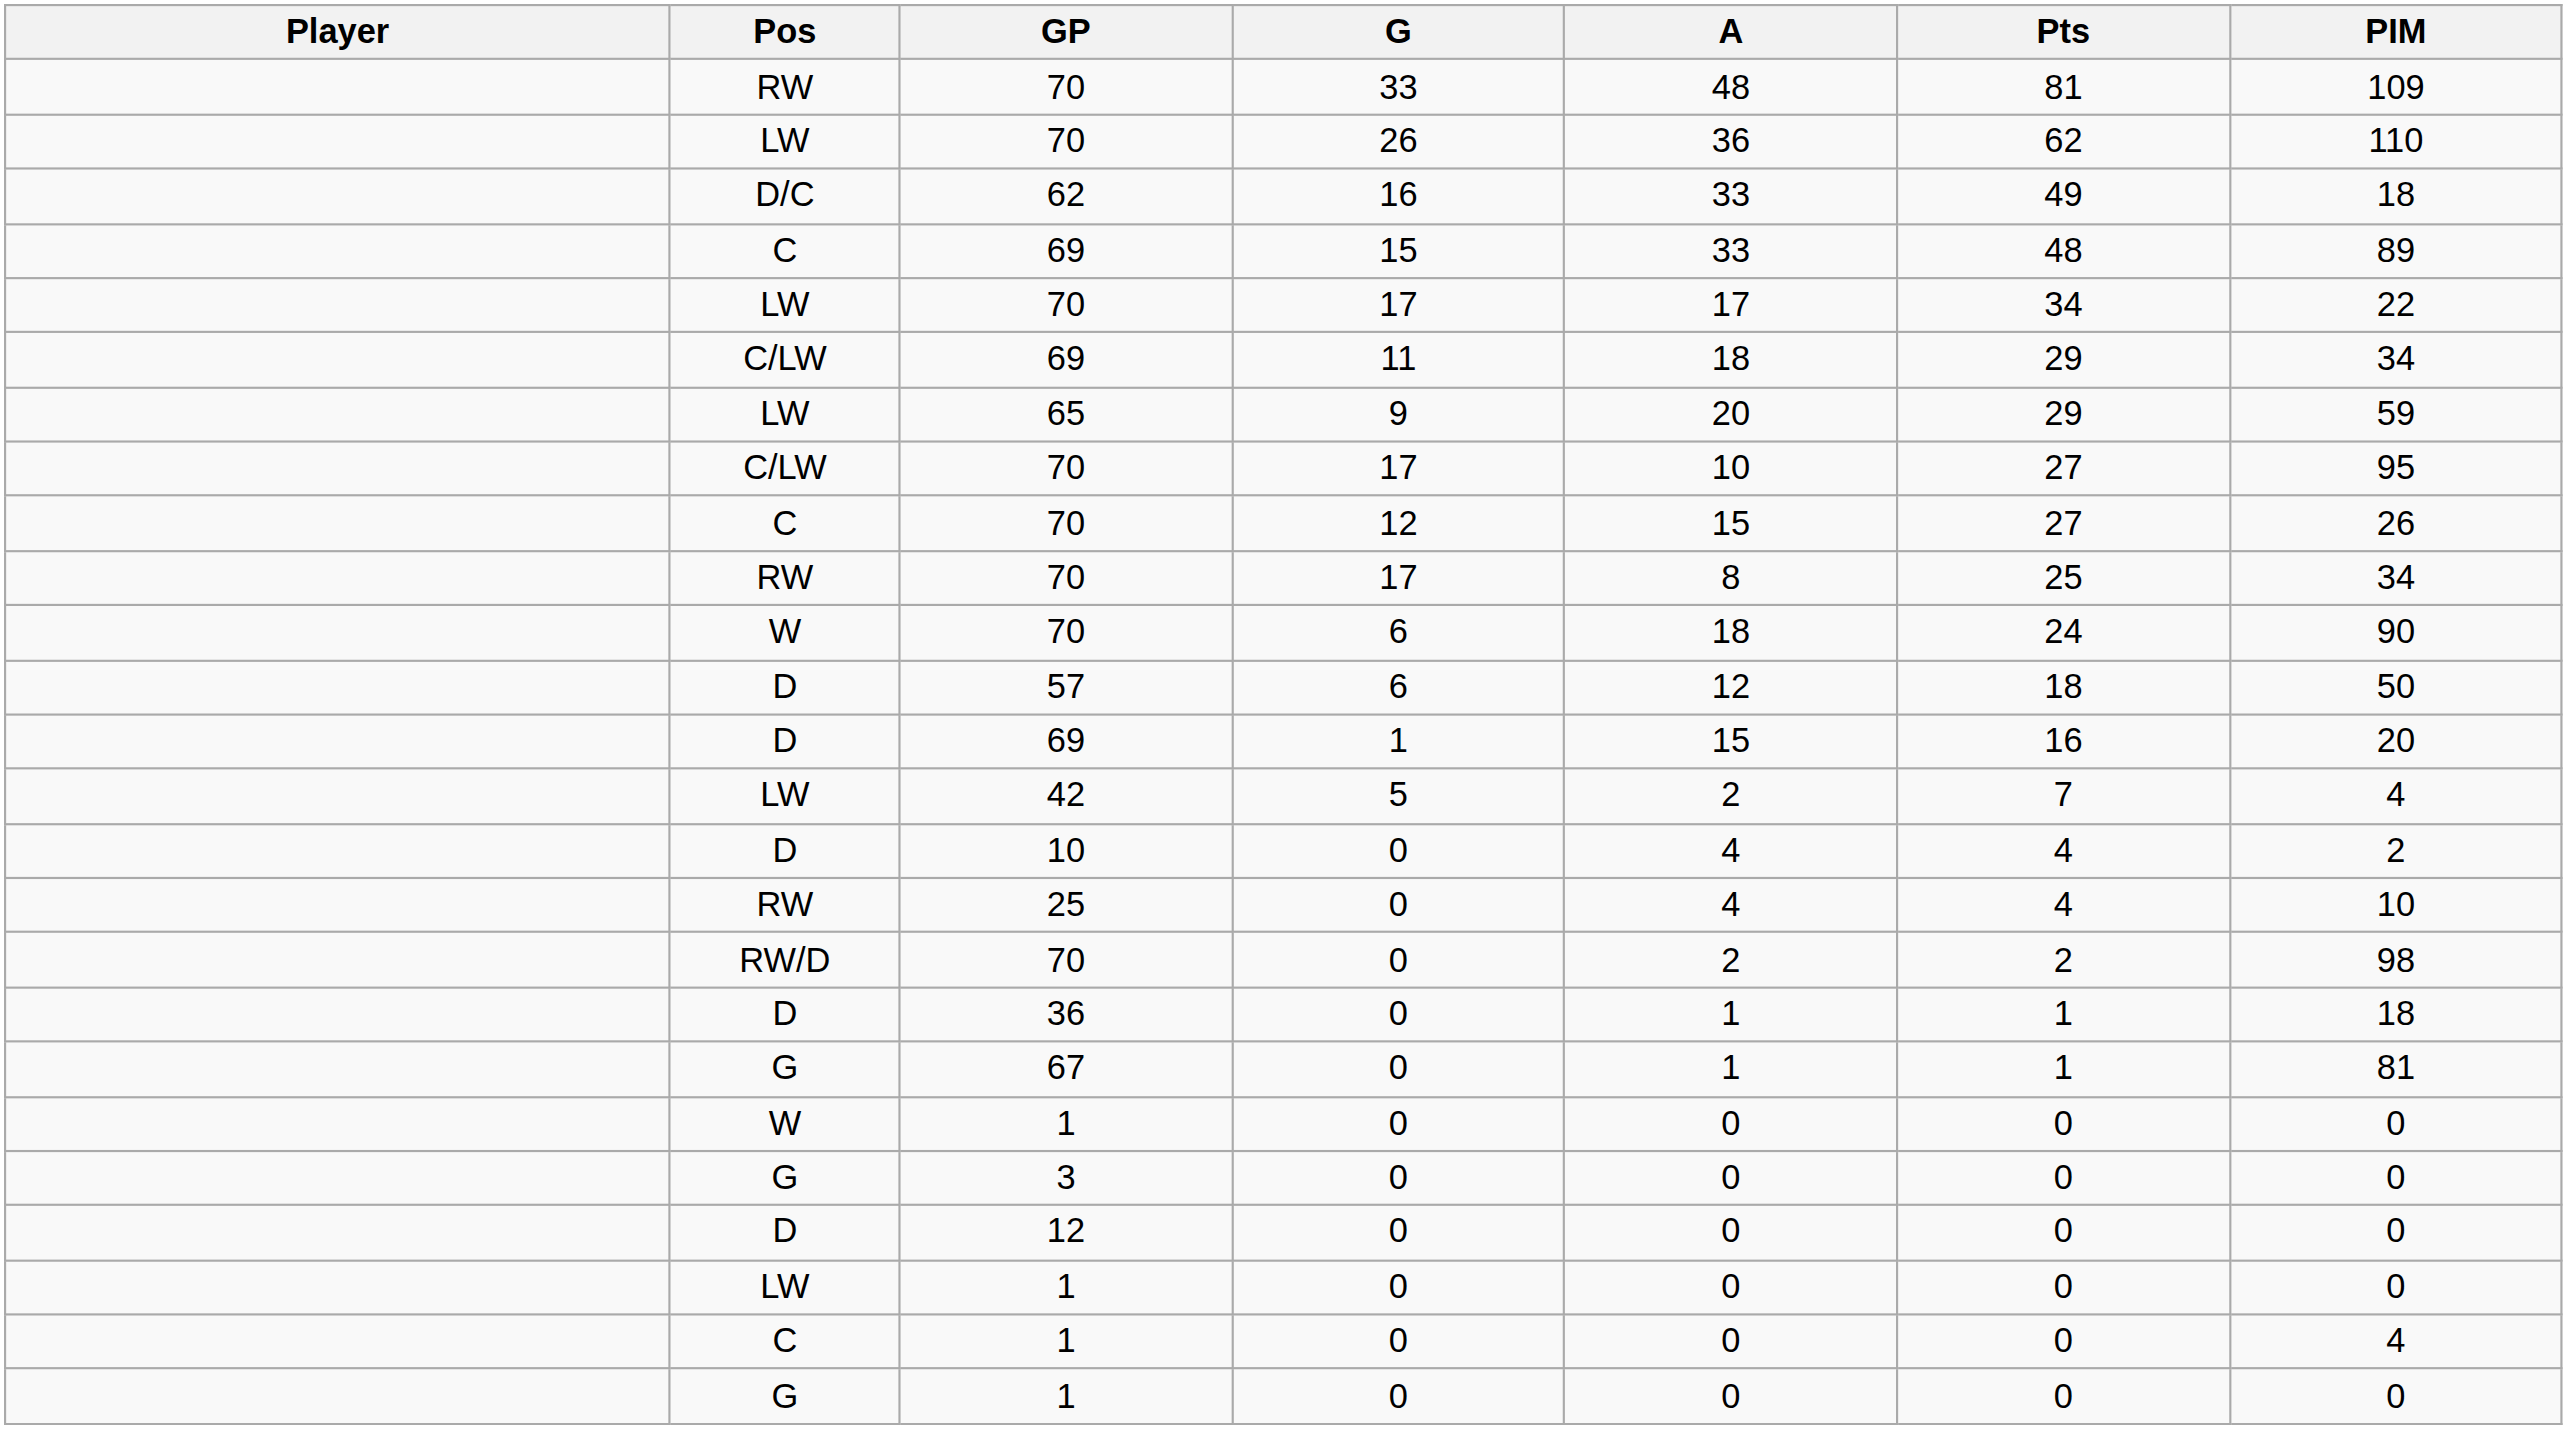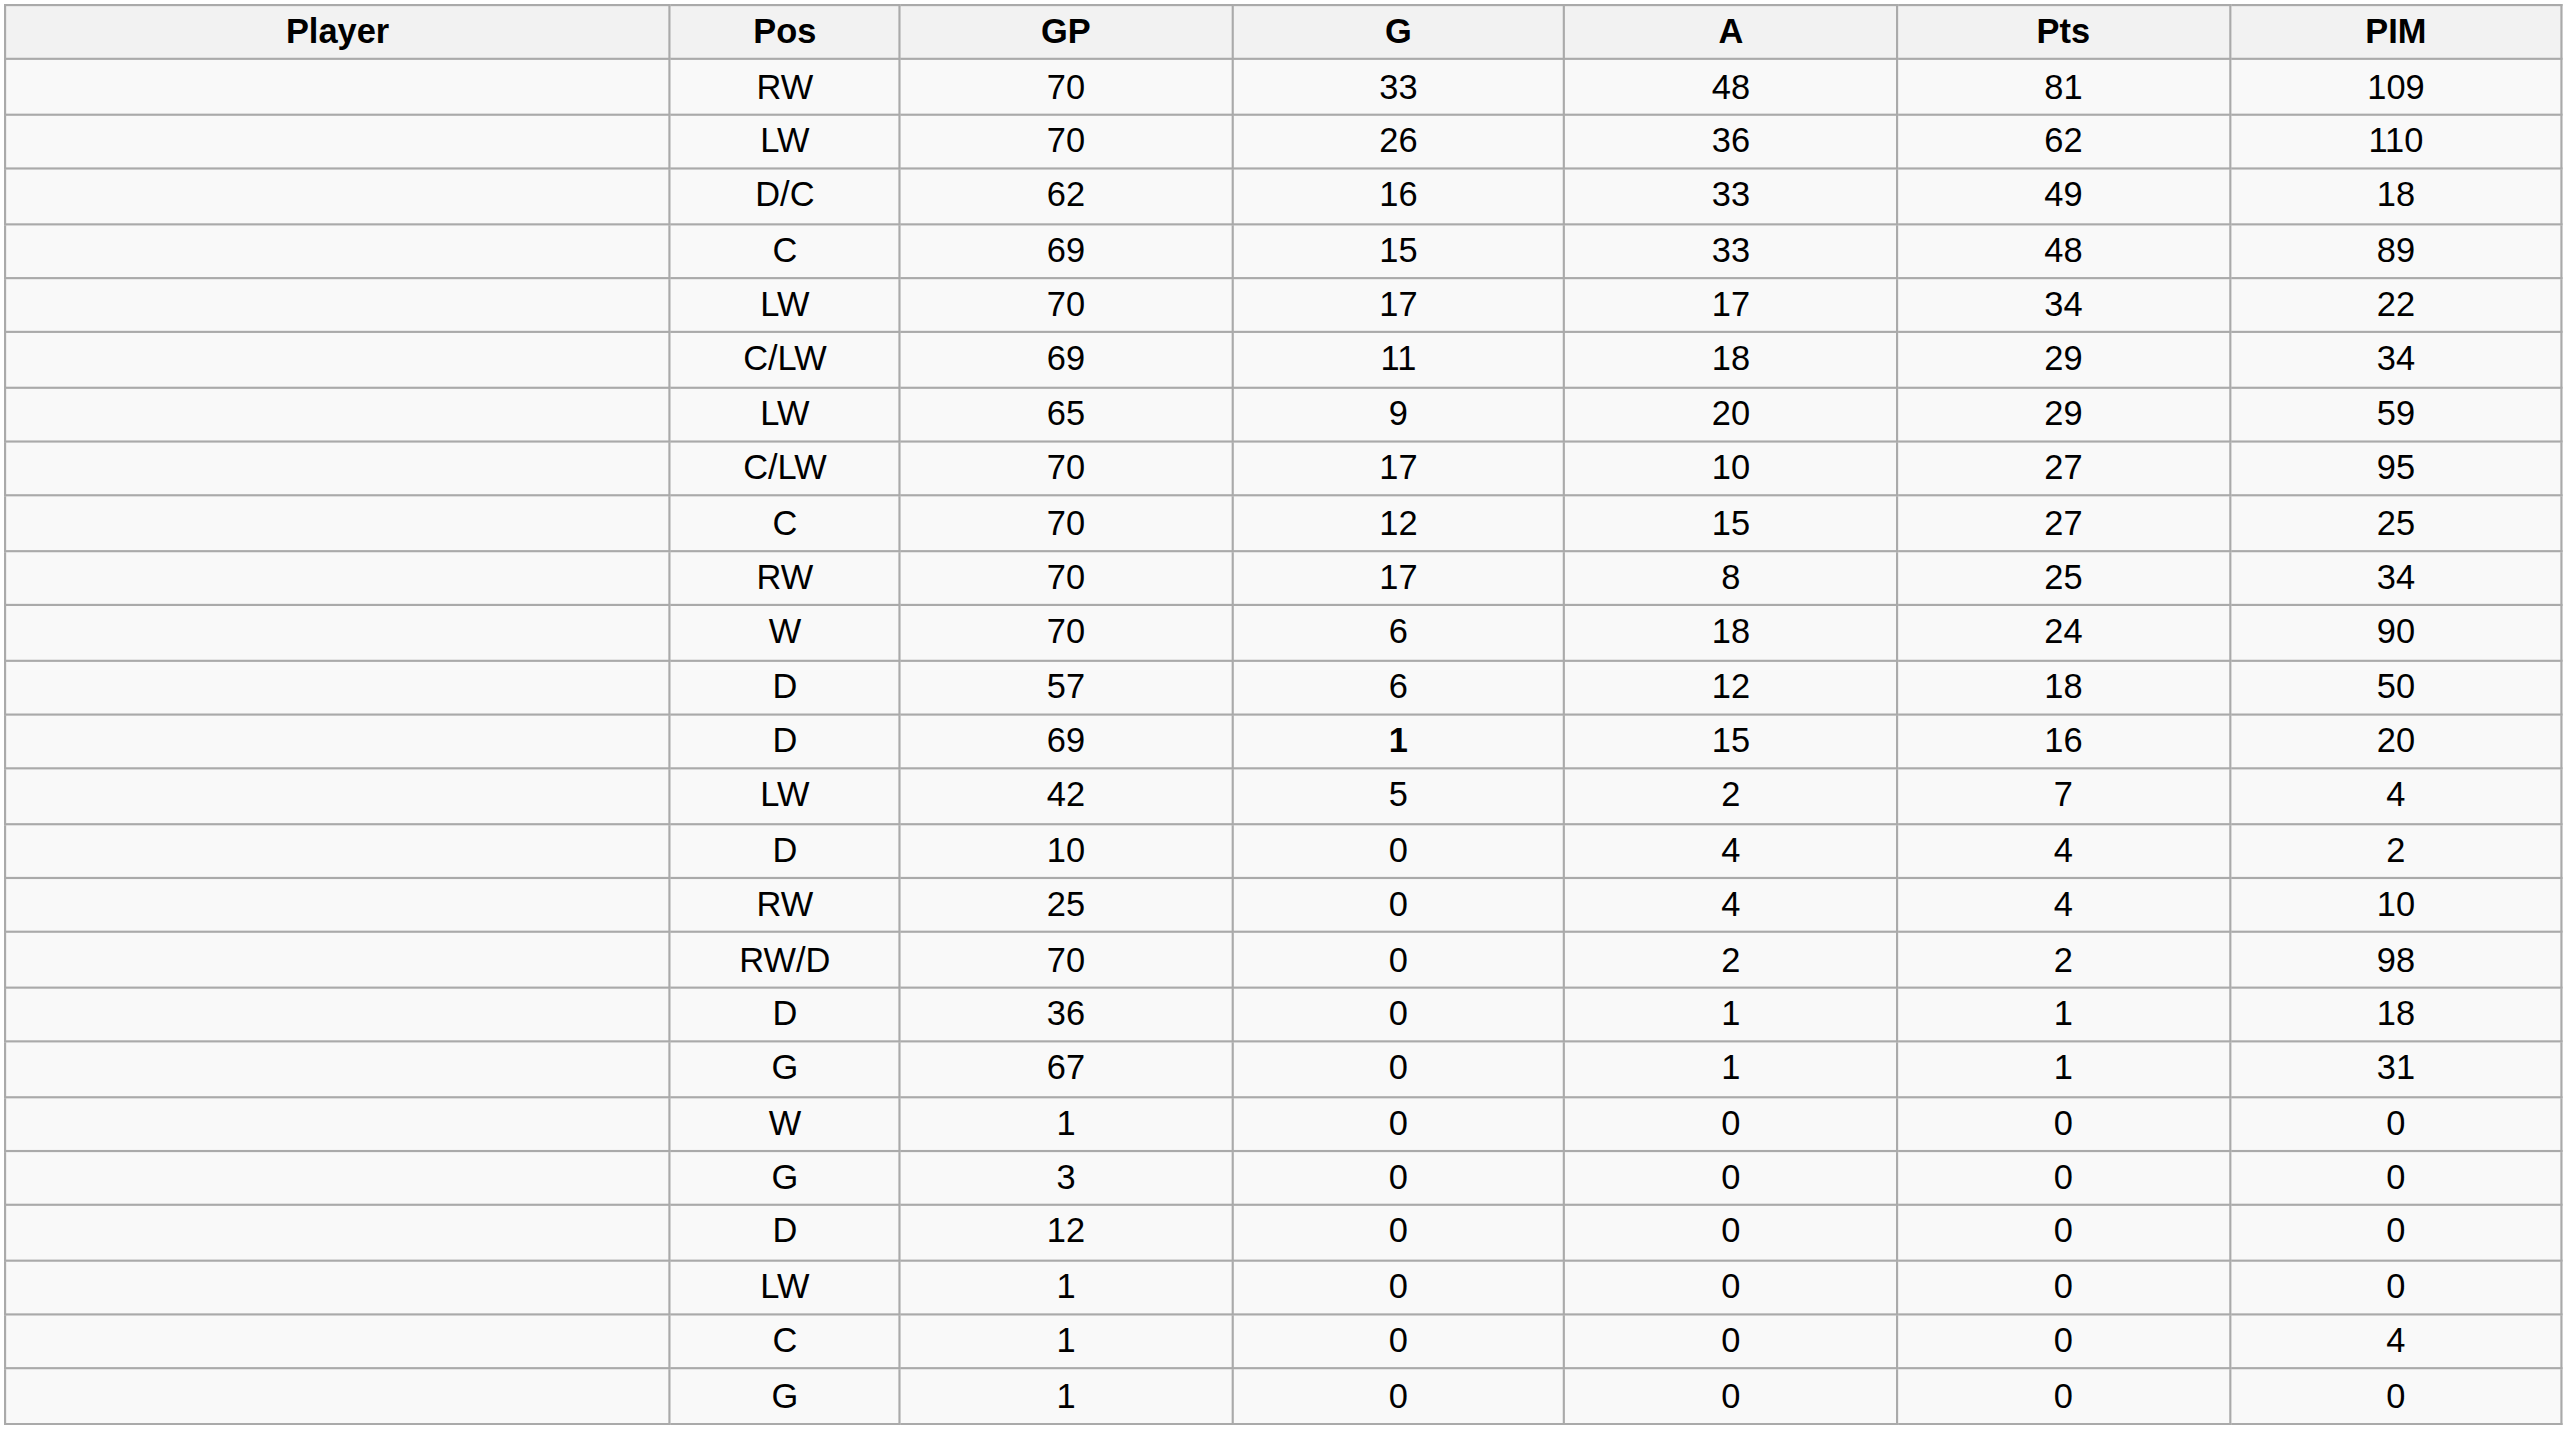(2396, 522) 26 -> (2396, 522) 25
(1398, 741) normal -> (1398, 741) bold
(2396, 1068) 81 -> (2396, 1068) 31
